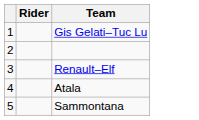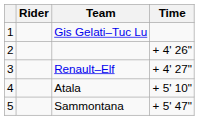+ column: (172, 13)
